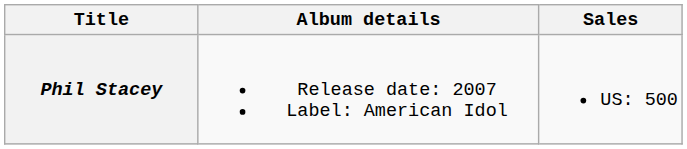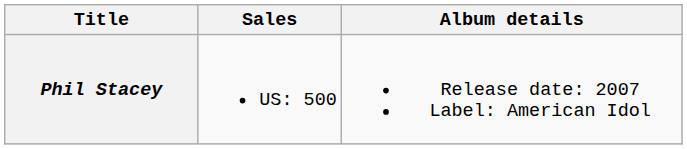columns swapped: (369, 20) <-> (611, 20)
